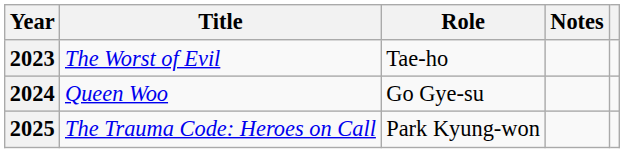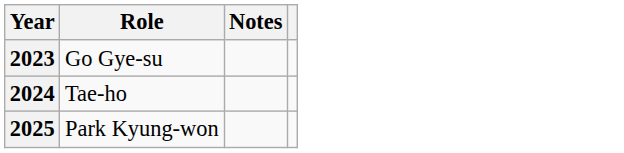- column: (220, 22)
(417, 57) Tae-ho -> (114, 57) Go Gye-su
(435, 93) Go Gye-su -> (96, 93) Tae-ho
